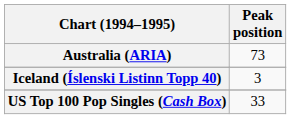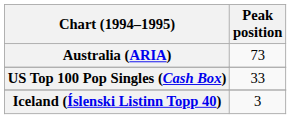rows swapped: (117, 78) <-> (117, 101)
